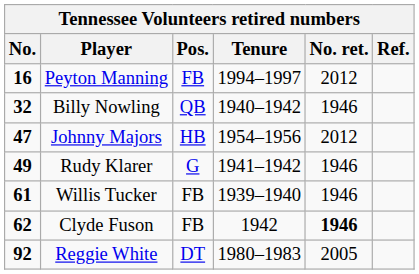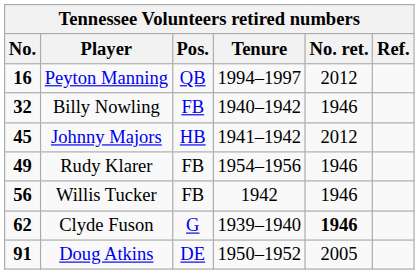(193, 78) FB -> (193, 78) QB
(193, 107) QB -> (193, 107) FB
(23, 136) 47 -> (23, 136) 45
(259, 136) 1954–1956 -> (259, 136) 1941–1942
(193, 166) G -> (193, 166) FB
(259, 166) 1941–1942 -> (259, 166) 1954–1956
(23, 195) 61 -> (23, 195) 56
(259, 195) 1939–1940 -> (259, 195) 1942
(193, 225) FB -> (193, 225) G
(259, 225) 1942 -> (259, 225) 1939–1940
+ row: (106, 254)
- row: (106, 254)
